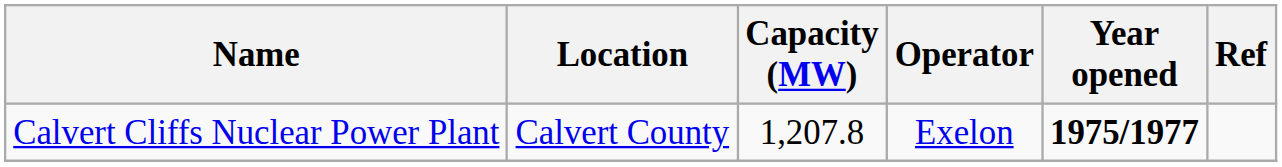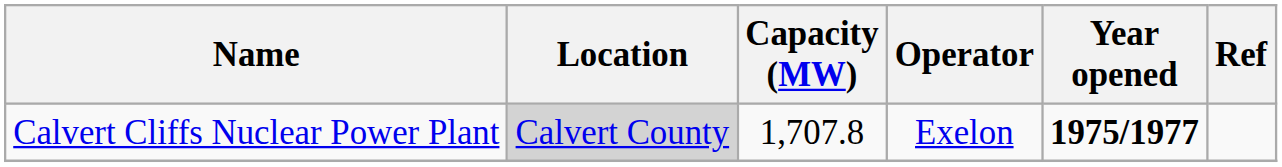(622, 131) no background -> (622, 131) lightgrey background
(812, 131) 1,207.8 -> (812, 131) 1,707.8
